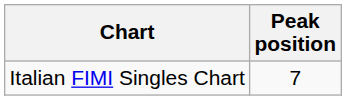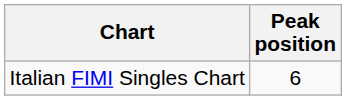(295, 77) 7 -> (295, 77) 6
